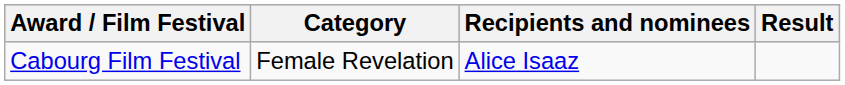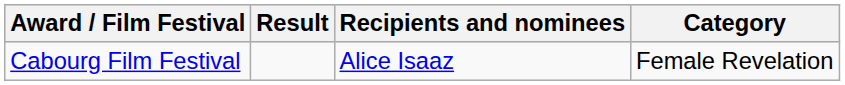columns swapped: (355, 23) <-> (797, 23)
